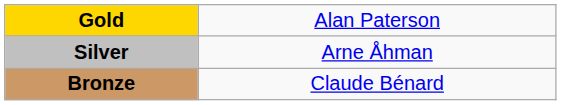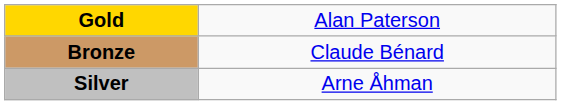rows swapped: (101, 52) <-> (101, 83)
